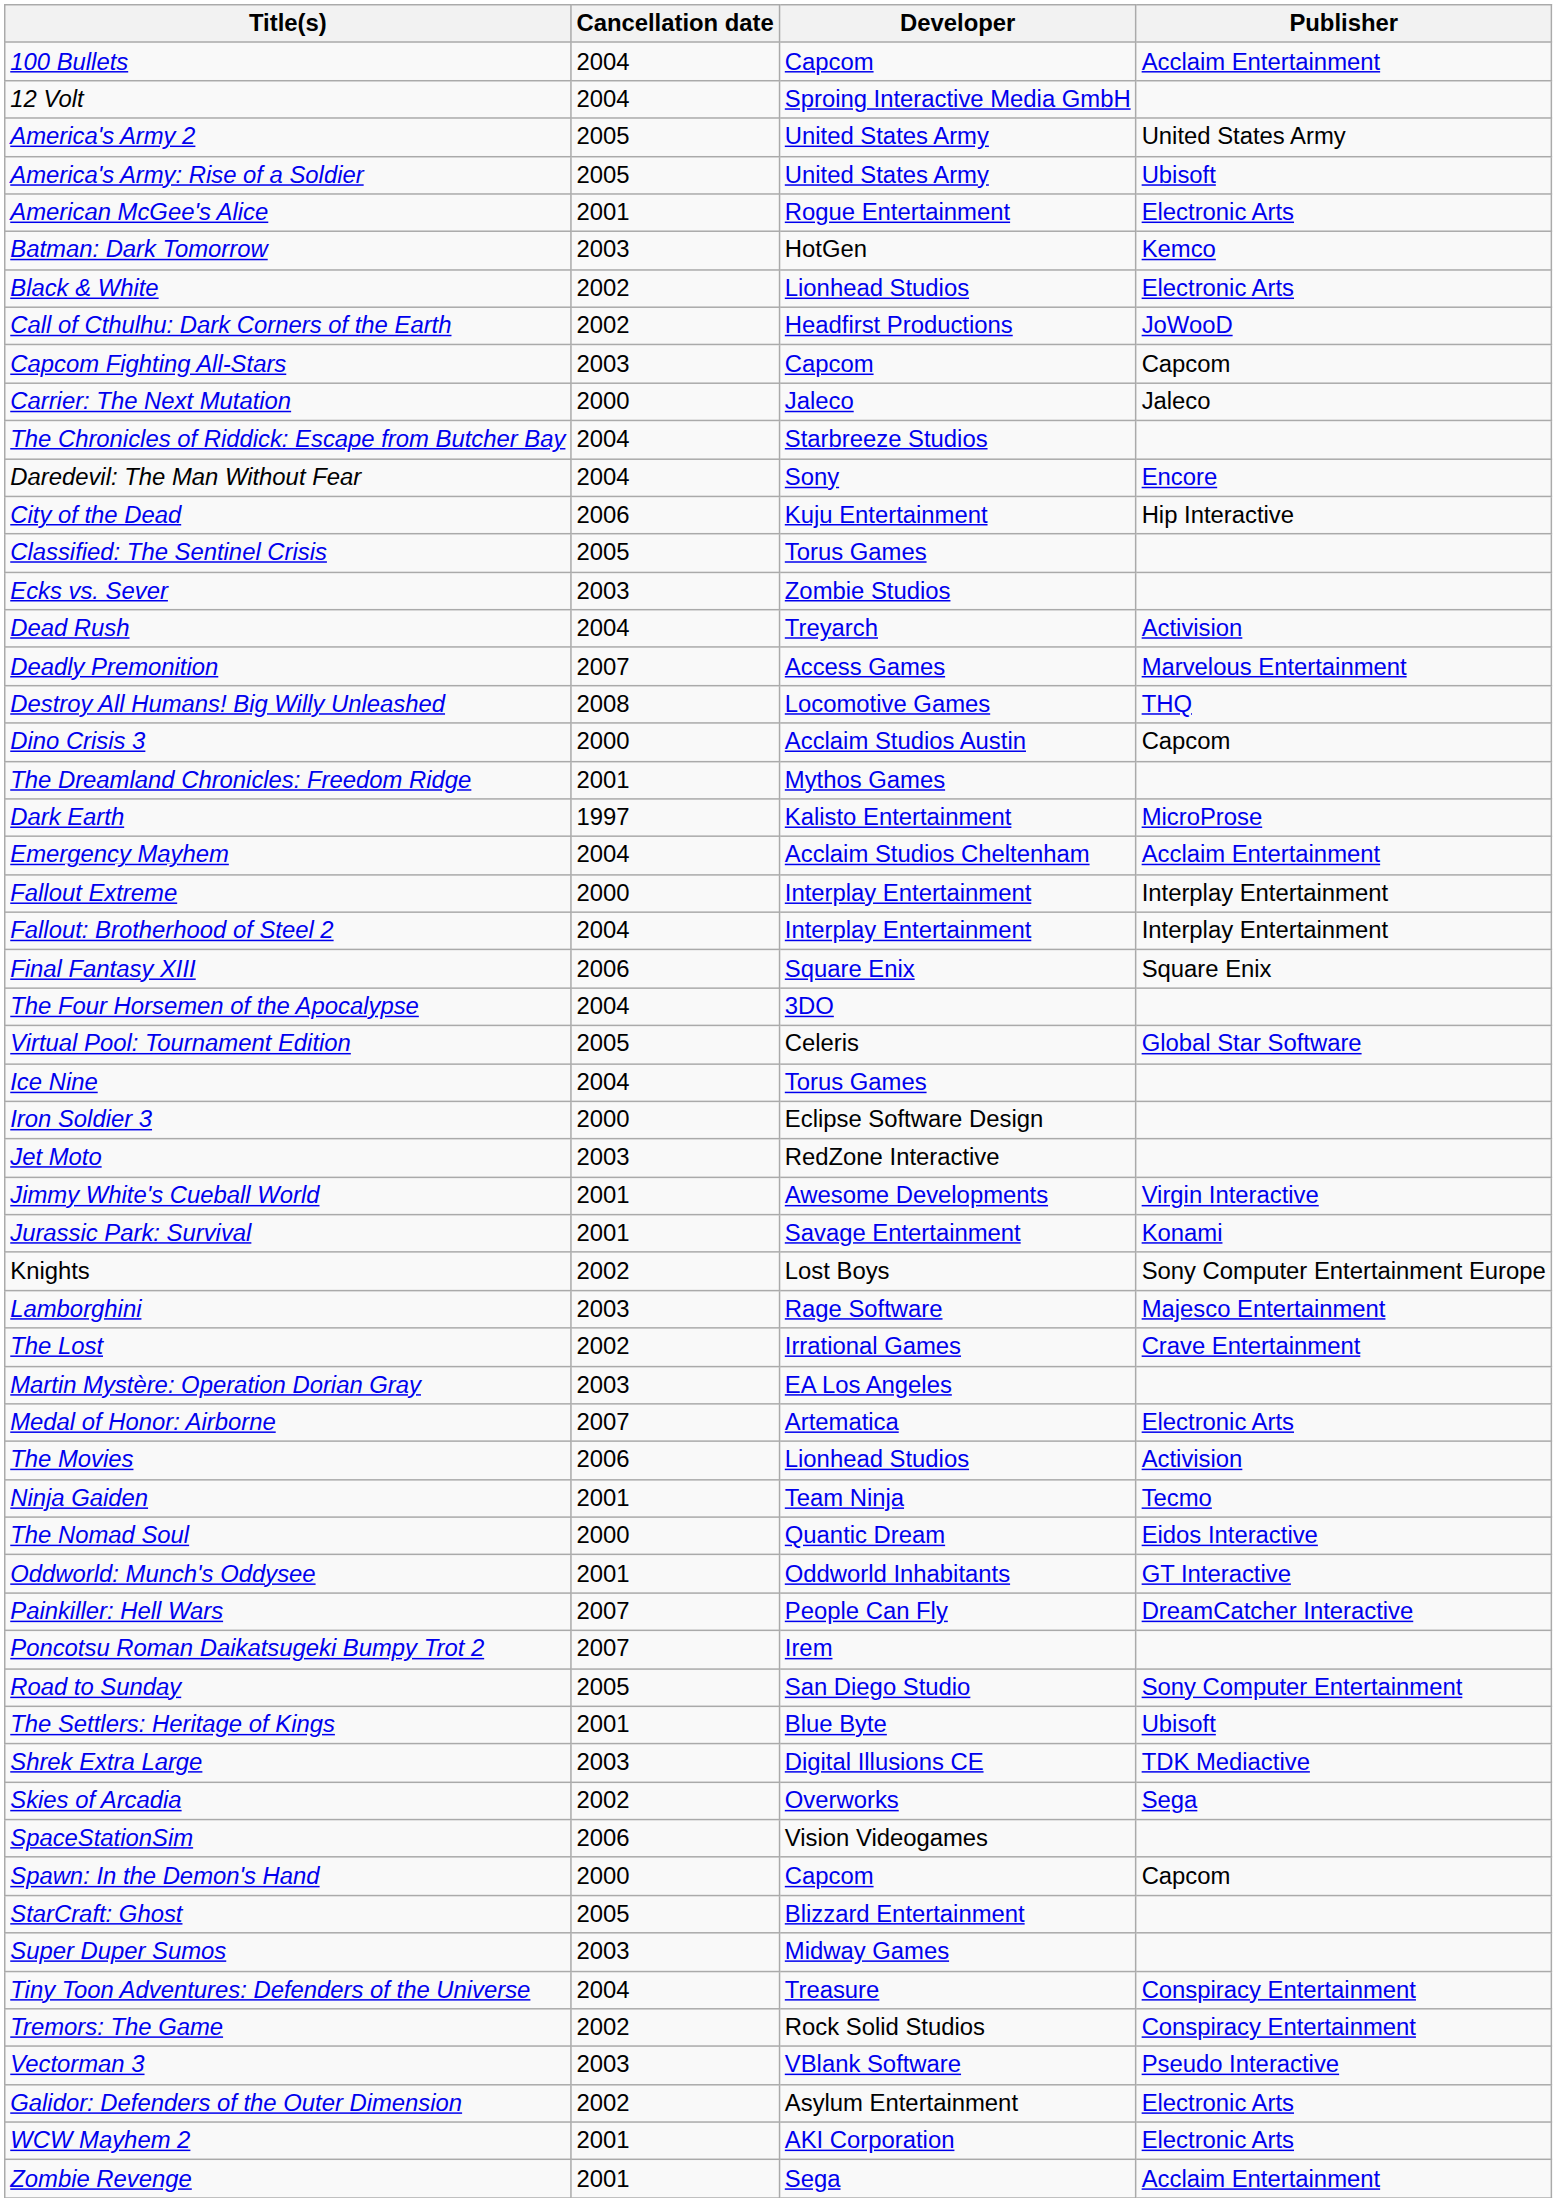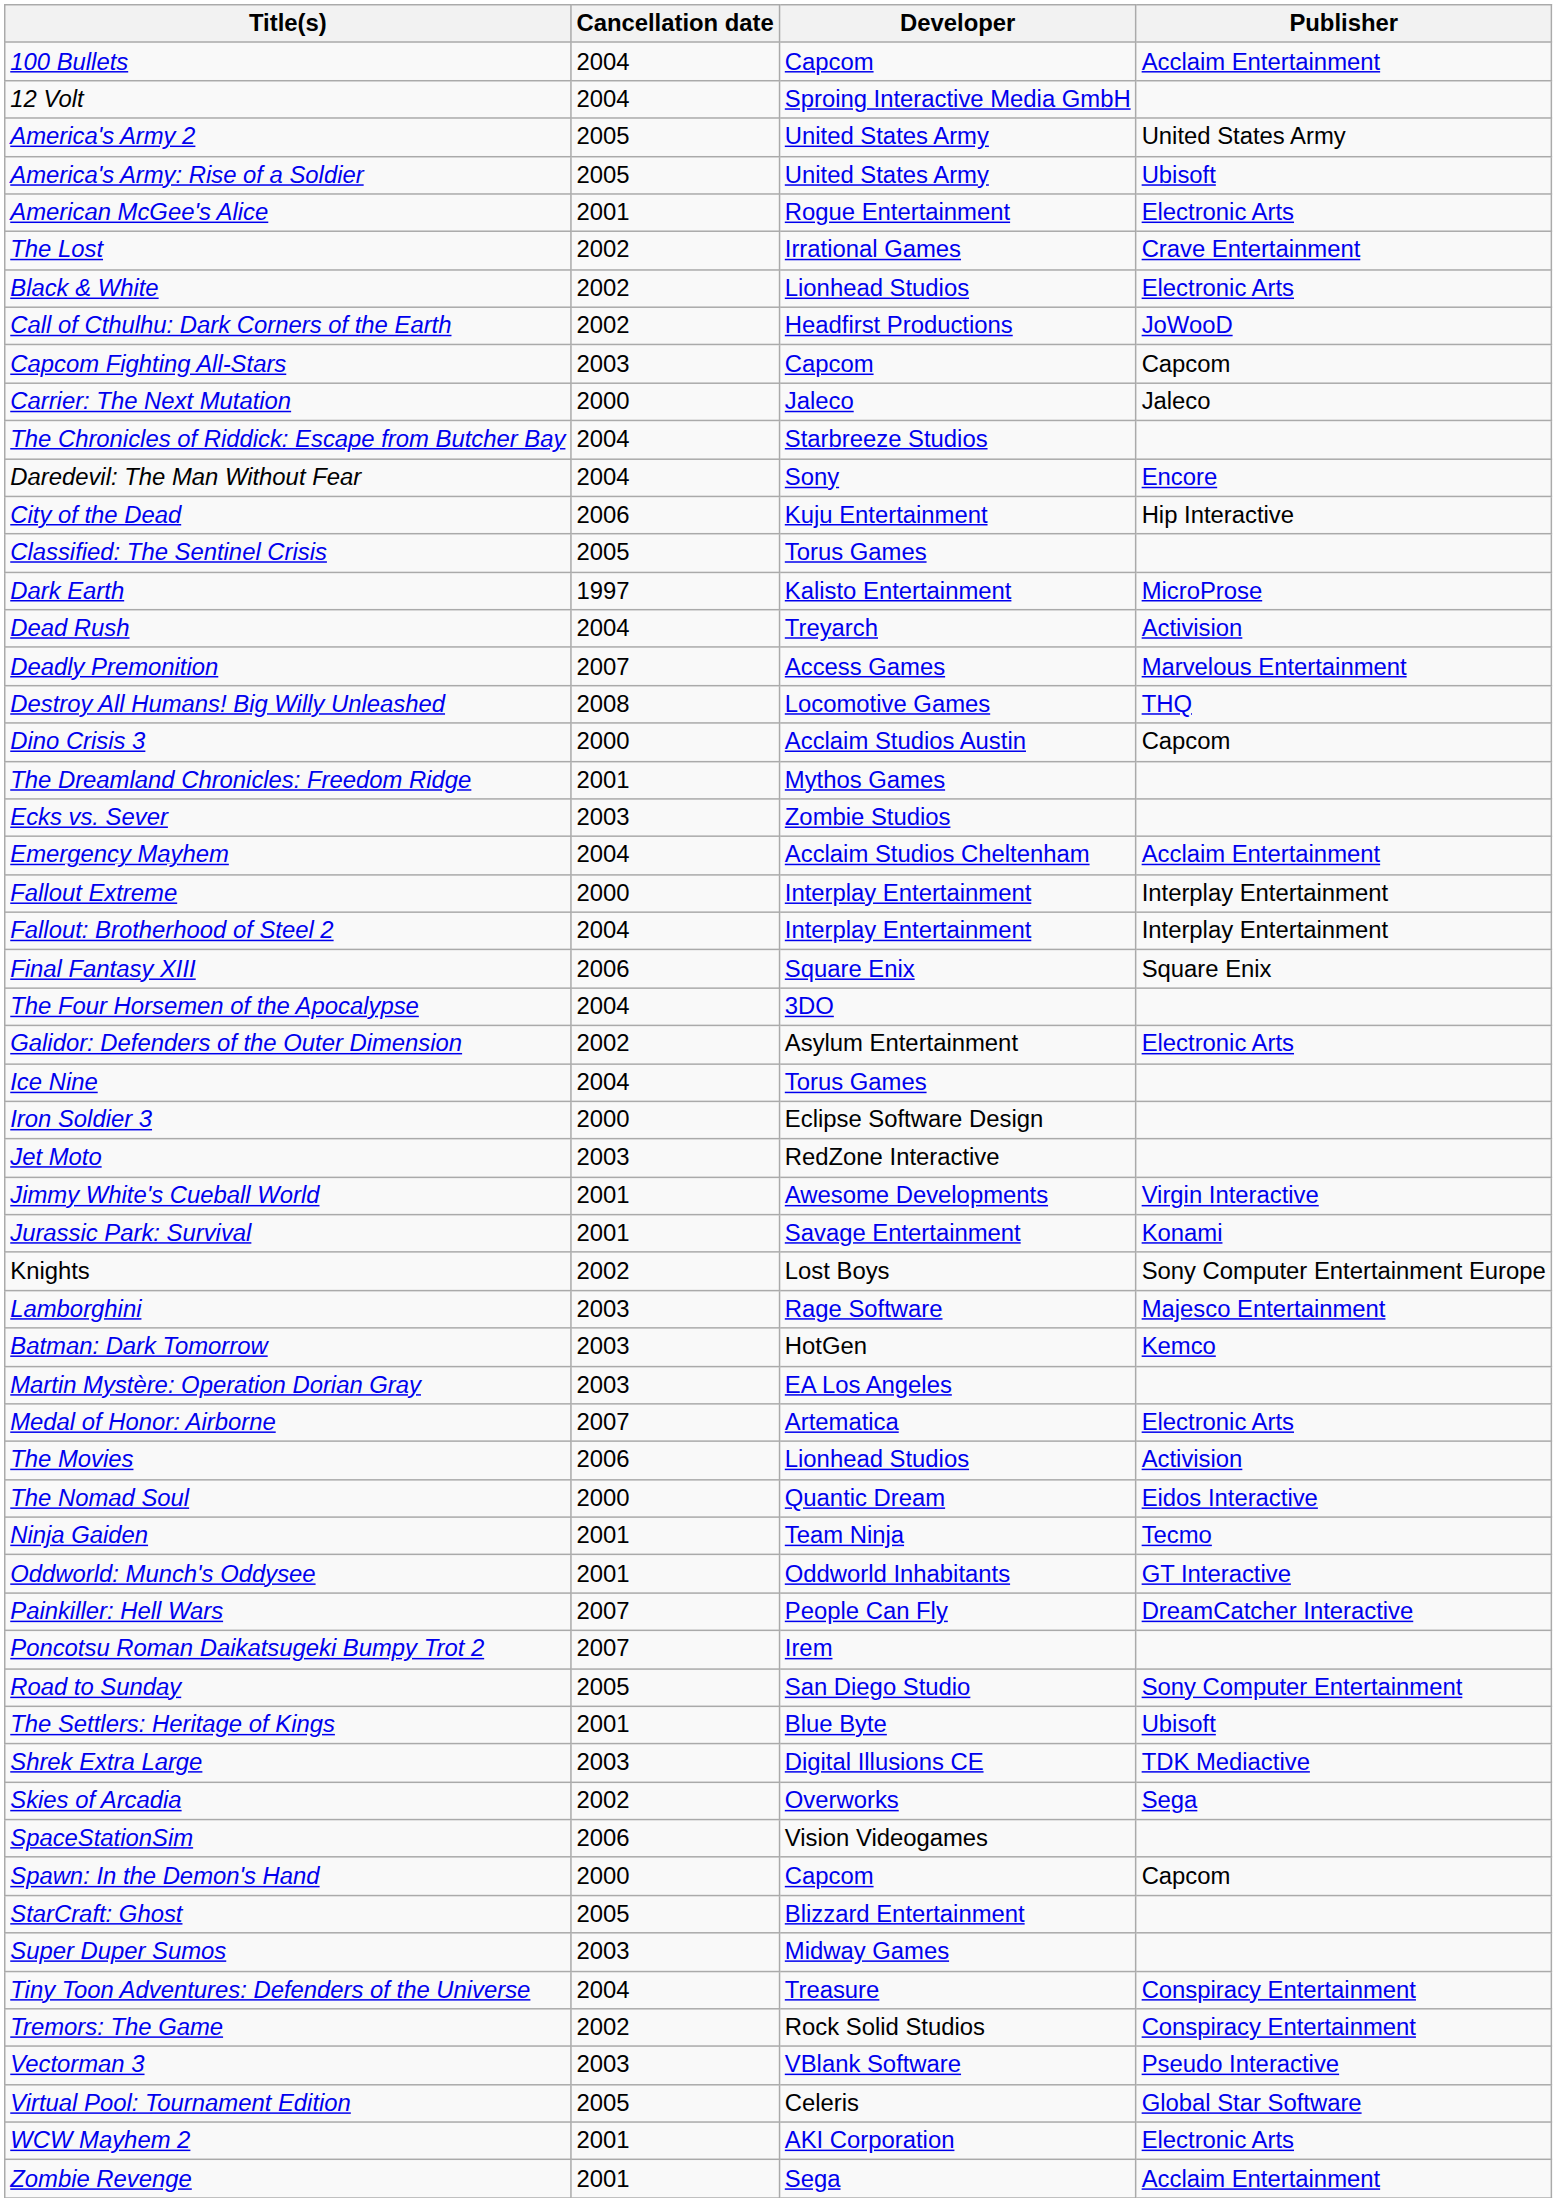rows swapped: (139, 250) <-> (57, 1346)
rows swapped: (67, 817) <-> (89, 590)
rows swapped: (236, 2102) <-> (181, 1044)
rows swapped: (79, 1497) <-> (100, 1535)
